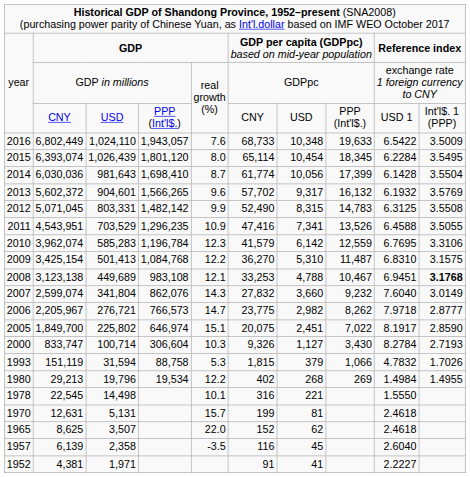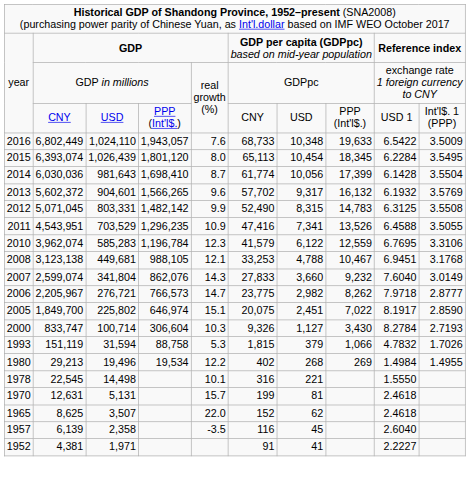(258, 158) 65,114 -> (258, 158) 65,113
(310, 243) 6,142 -> (310, 243) 6,122
- row: (59, 260)
(117, 277) 449,689 -> (117, 260) 449,681
(169, 277) 983,108 -> (169, 260) 988,105
(446, 277) bold -> (446, 260) normal
(258, 294) 27,832 -> (258, 277) 27,833
(120, 379) 19,796 -> (120, 362) 19,496
